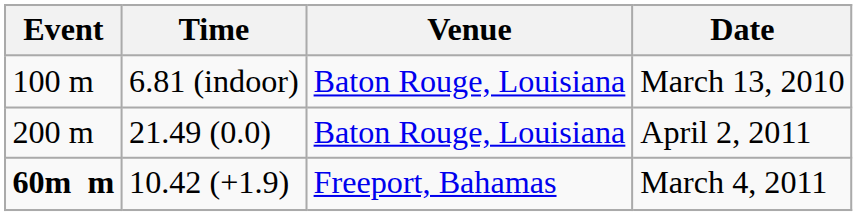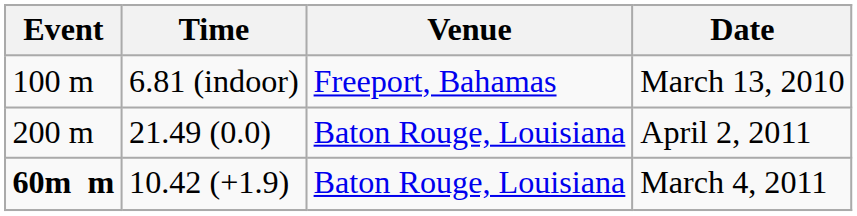(469, 81) Baton Rouge, Louisiana -> (435, 81) Freeport, Bahamas
(435, 183) Freeport, Bahamas -> (469, 183) Baton Rouge, Louisiana
